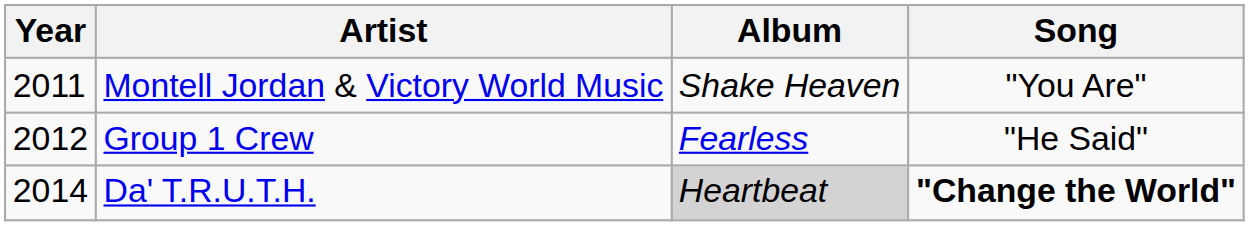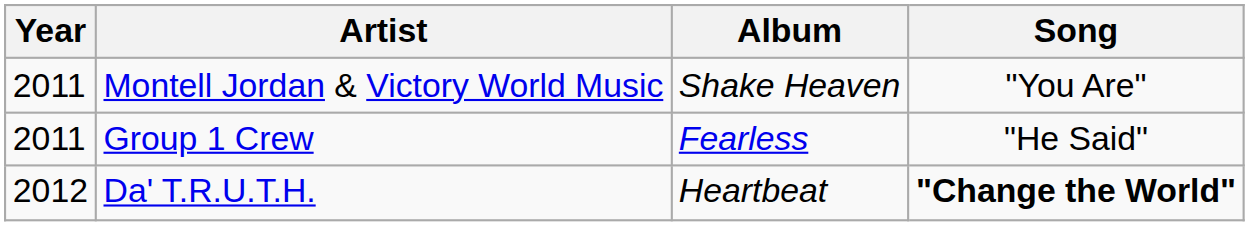(50, 138) 2012 -> (49, 138) 2011
(50, 191) 2014 -> (50, 191) 2012
(753, 191) lightgrey background -> (753, 191) no background
